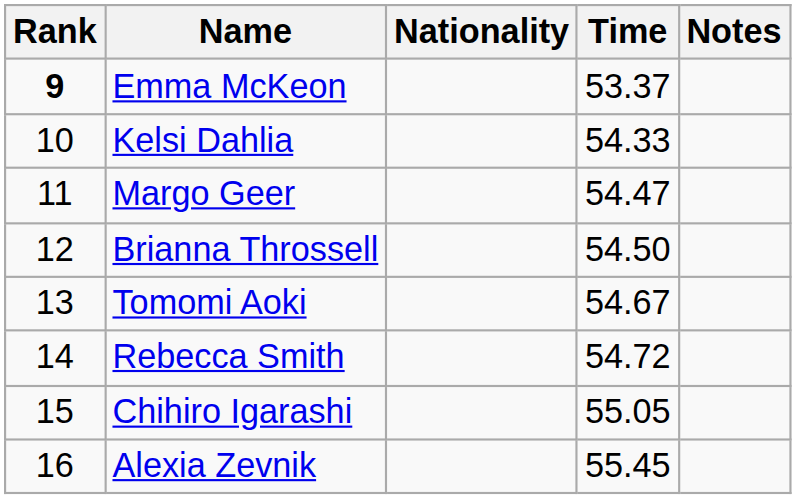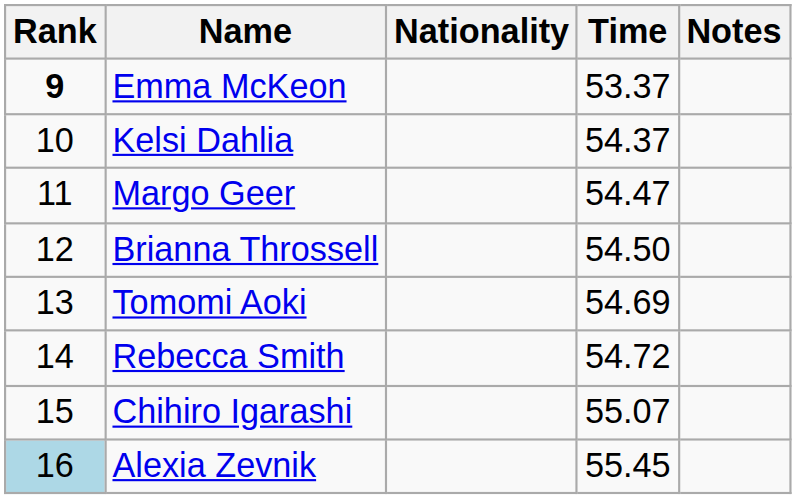(628, 140) 54.33 -> (628, 140) 54.37
(628, 303) 54.67 -> (628, 303) 54.69
(628, 411) 55.05 -> (628, 411) 55.07
(55, 466) no background -> (55, 466) lightblue background
